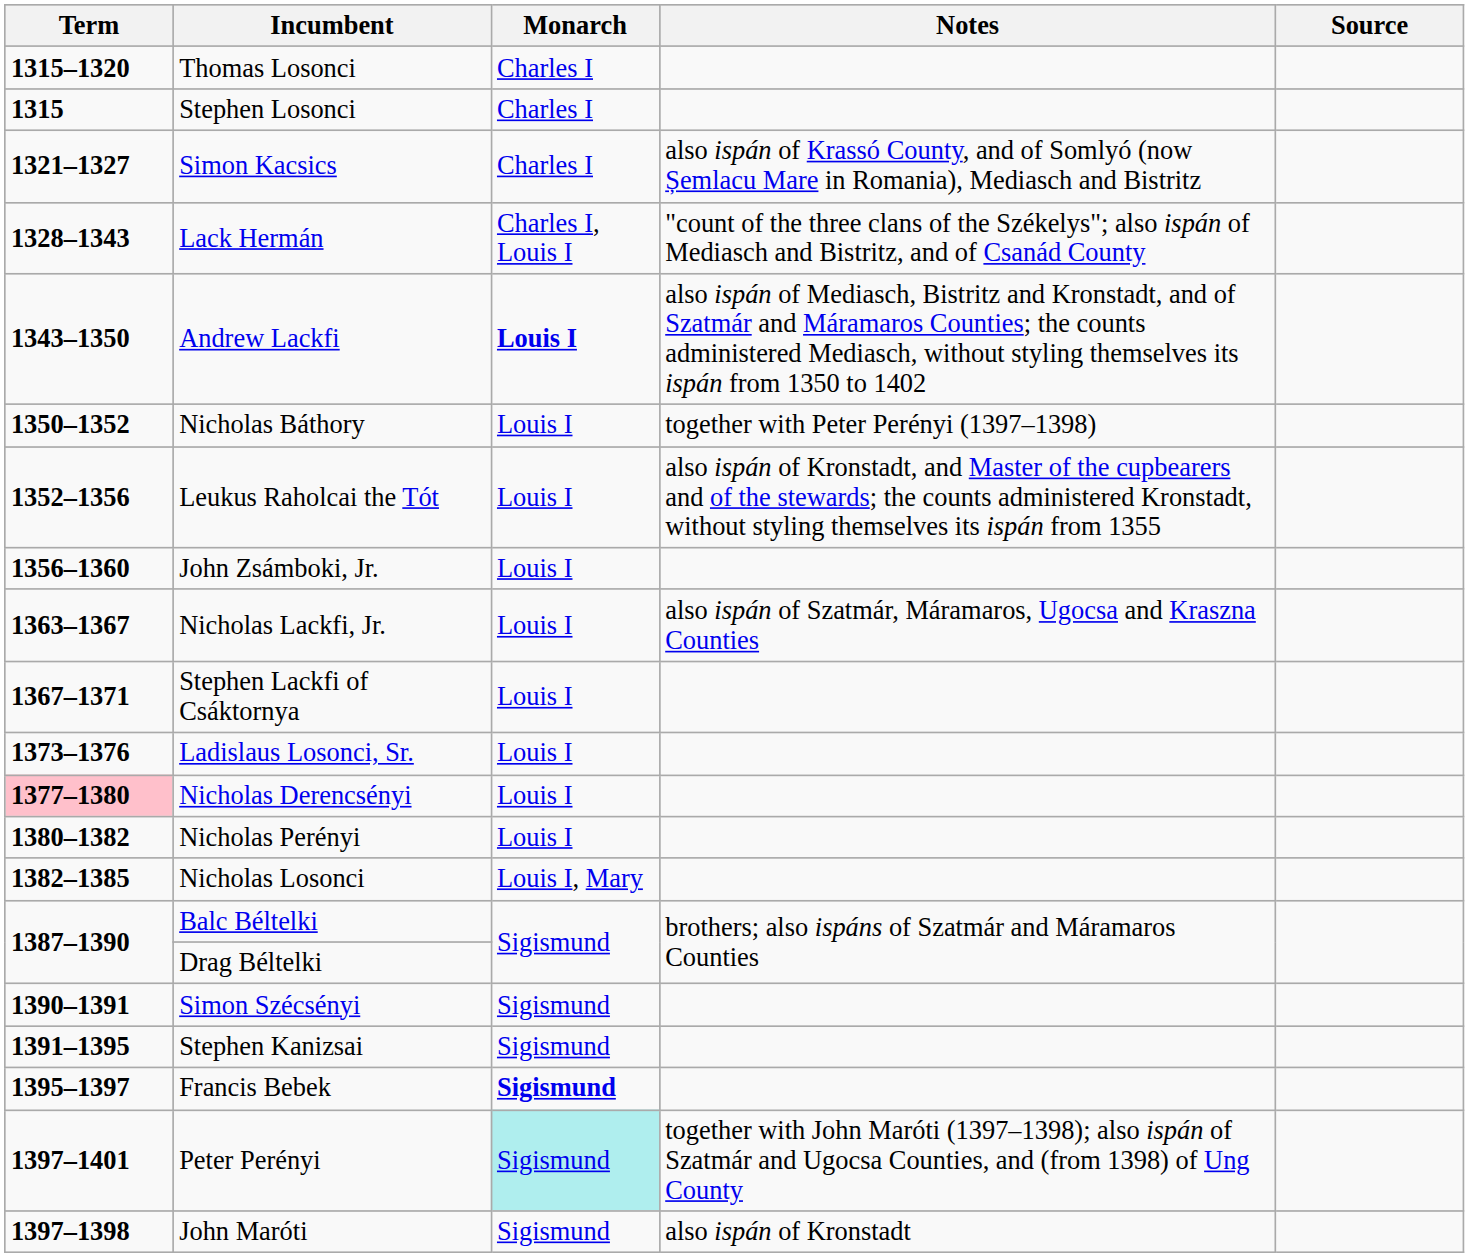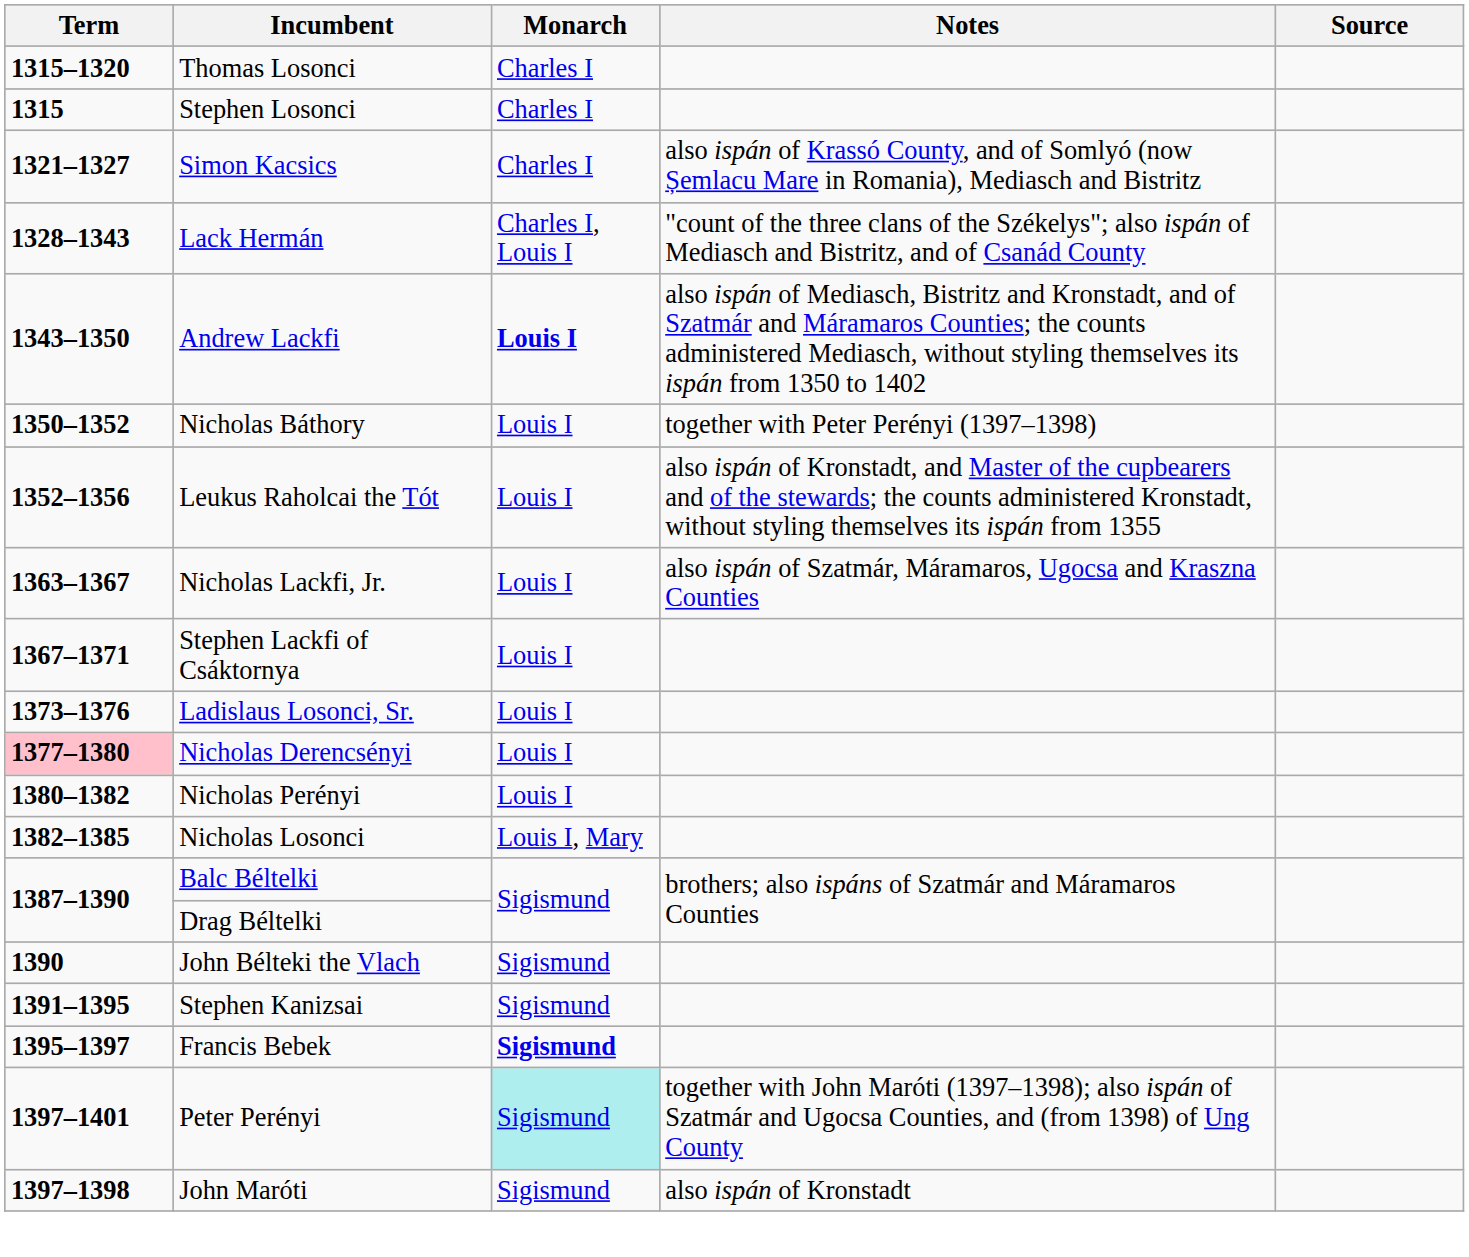- row: (279, 568)
+ row: (300, 962)
- row: (270, 1004)
